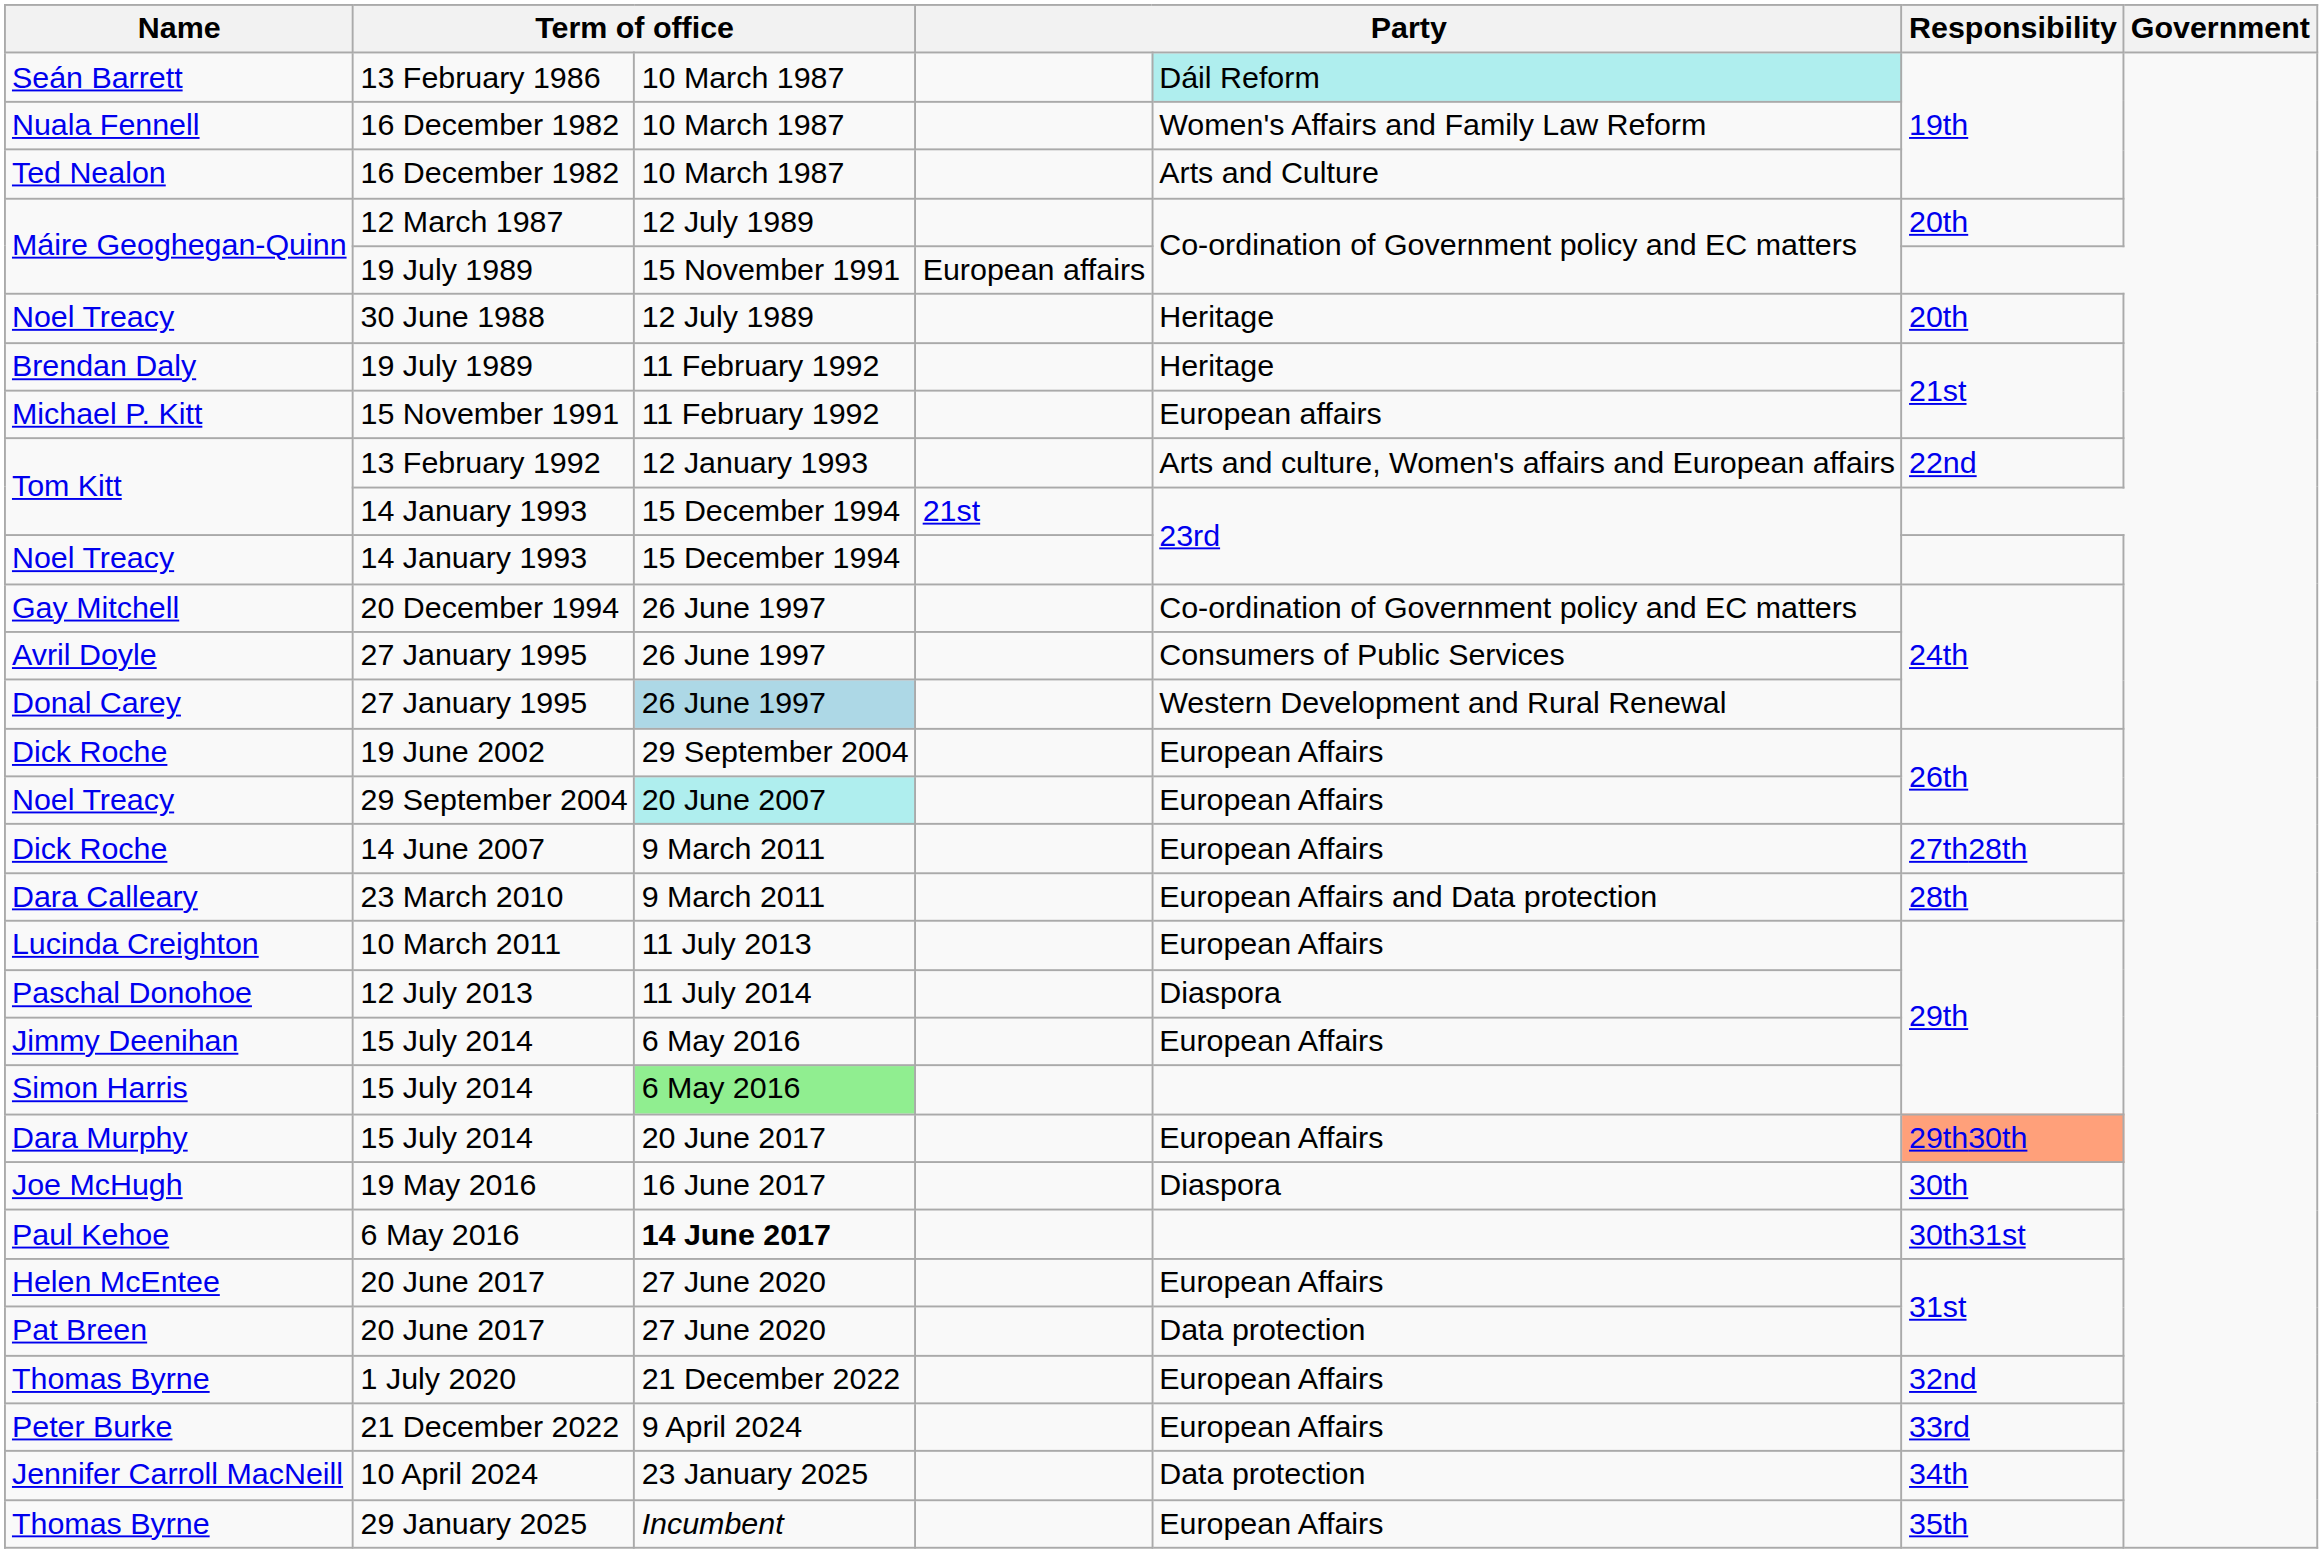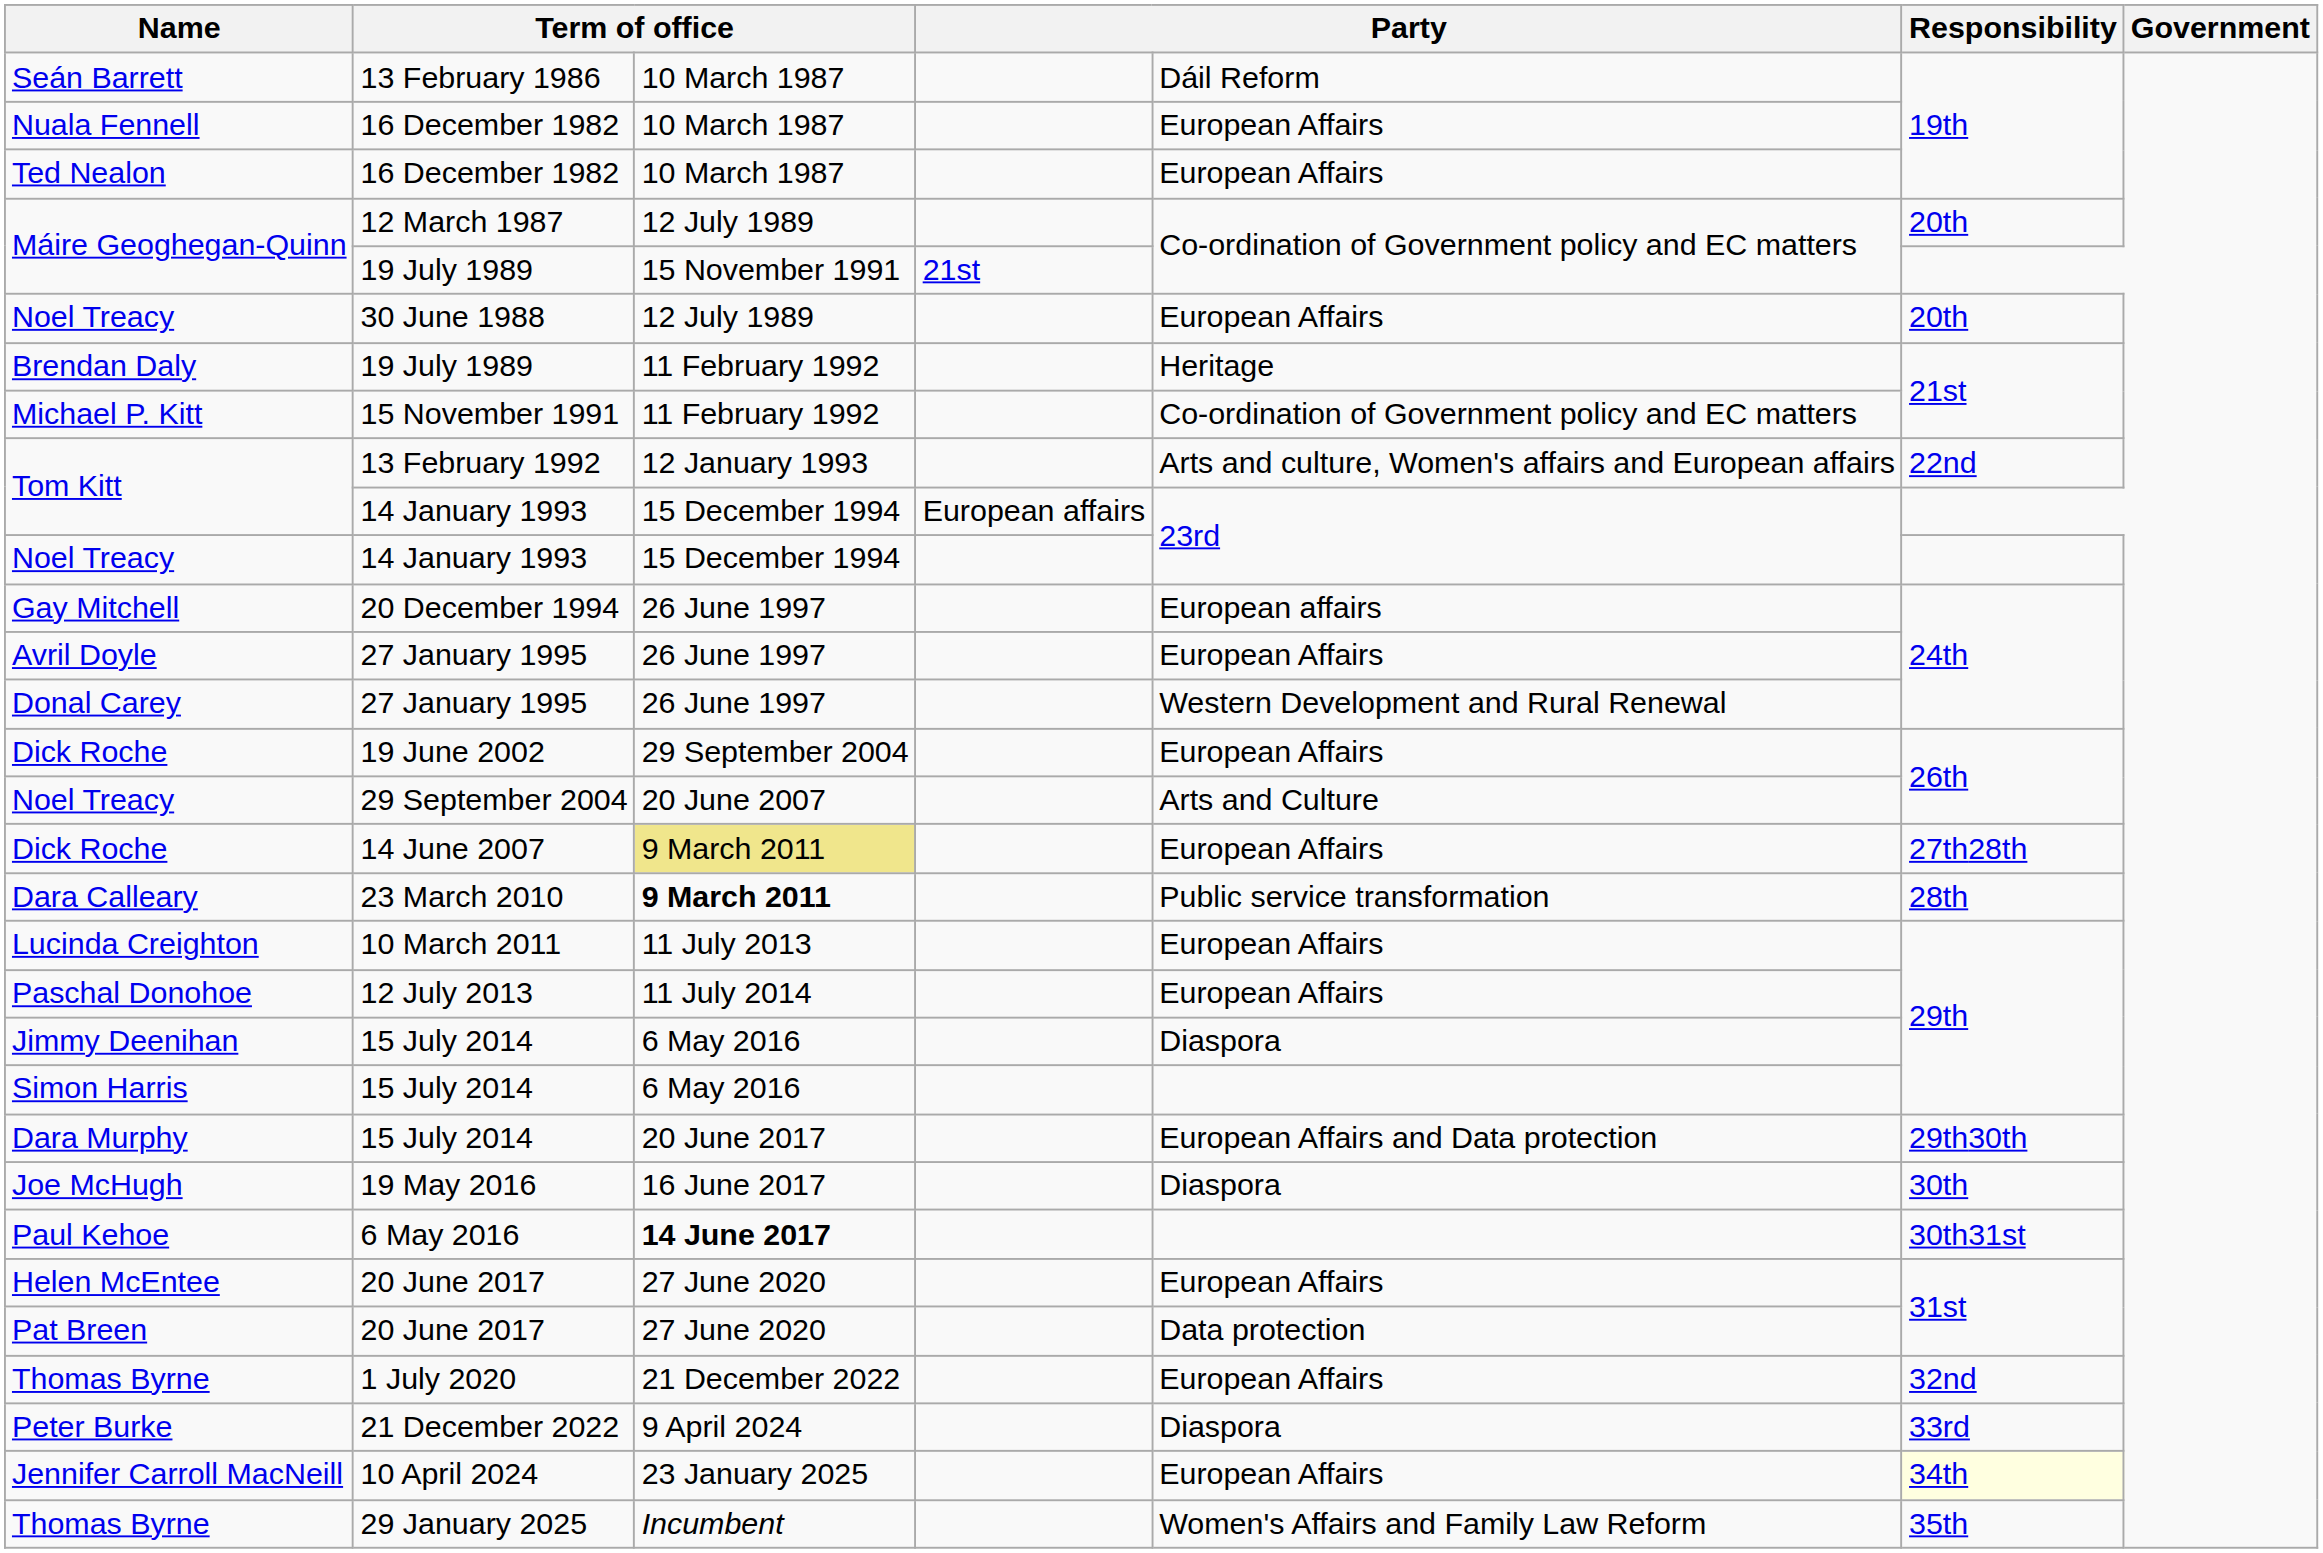(1239, 76) paleturquoise background -> (1239, 76) no background
(1433, 125) Women's Affairs and Family Law Reform -> (1271, 125) European Affairs
(1269, 173) Arts and Culture -> (1271, 173) European Affairs
(1034, 269) European affairs -> (951, 269) 21st
(1217, 317) Heritage -> (1271, 317) European Affairs
(1270, 414) European affairs -> (1508, 414) Co-ordination of Government policy and EC matters
(951, 510) 21st -> (1034, 510) European affairs
(1508, 607) Co-ordination of Government policy and EC matters -> (1270, 607) European affairs
(1362, 655) Consumers of Public Services -> (1271, 655) European Affairs
(734, 703) lightblue background -> (734, 703) no background
(734, 800) paleturquoise background -> (734, 800) no background
(1271, 800) European Affairs -> (1269, 800) Arts and Culture
(733, 848) no background -> (733, 848) khaki background
(733, 896) normal -> (736, 896) bold
(1408, 896) European Affairs and Data protection -> (1354, 896) Public service transformation
(1220, 992) Diaspora -> (1271, 992) European Affairs
(1271, 1041) European Affairs -> (1220, 1041) Diaspora
(721, 1089) lightgreen background -> (721, 1089) no background
(1271, 1137) European Affairs -> (1408, 1137) European Affairs and Data protection
(1968, 1137) lightsalmon background -> (1968, 1137) no background
(1271, 1426) European Affairs -> (1220, 1426) Diaspora
(1262, 1474) Data protection -> (1271, 1474) European Affairs
(1939, 1474) no background -> (1939, 1474) lightyellow background
(1271, 1523) European Affairs -> (1433, 1523) Women's Affairs and Family Law Reform
